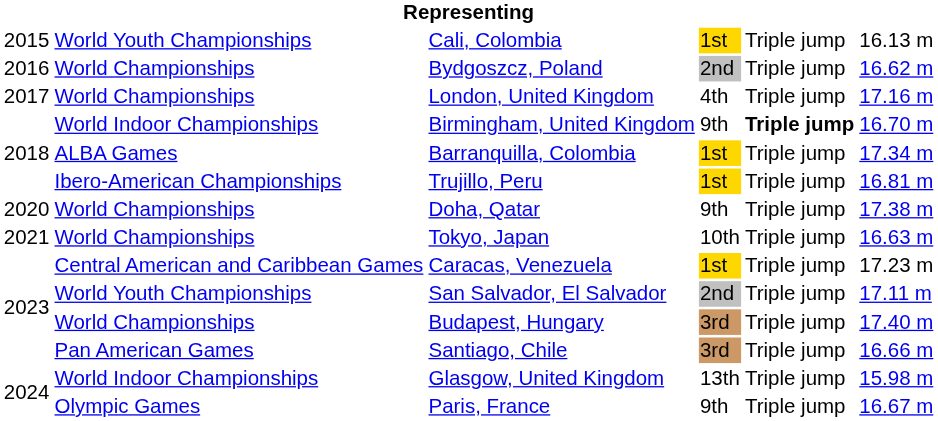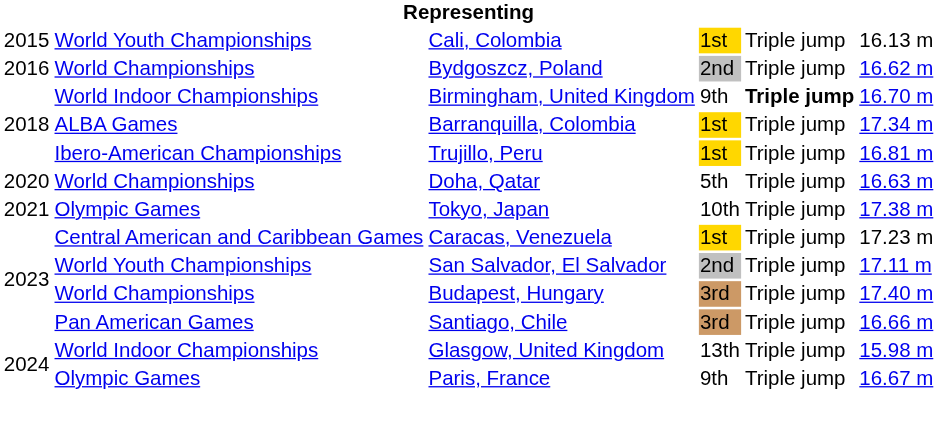- row: (541, 96)
(714, 209) 9th -> (714, 181) 5th
(896, 209) 17.38 m -> (896, 181) 16.63 m
(154, 237) World Championships -> (127, 209) Olympic Games
(896, 237) 16.63 m -> (896, 209) 17.38 m
